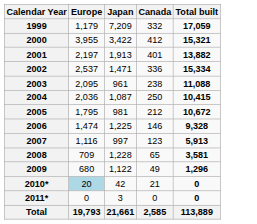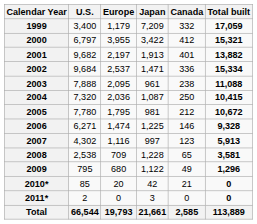+ column: (85, 12)
(87, 184) lightblue background -> (119, 184) no background
